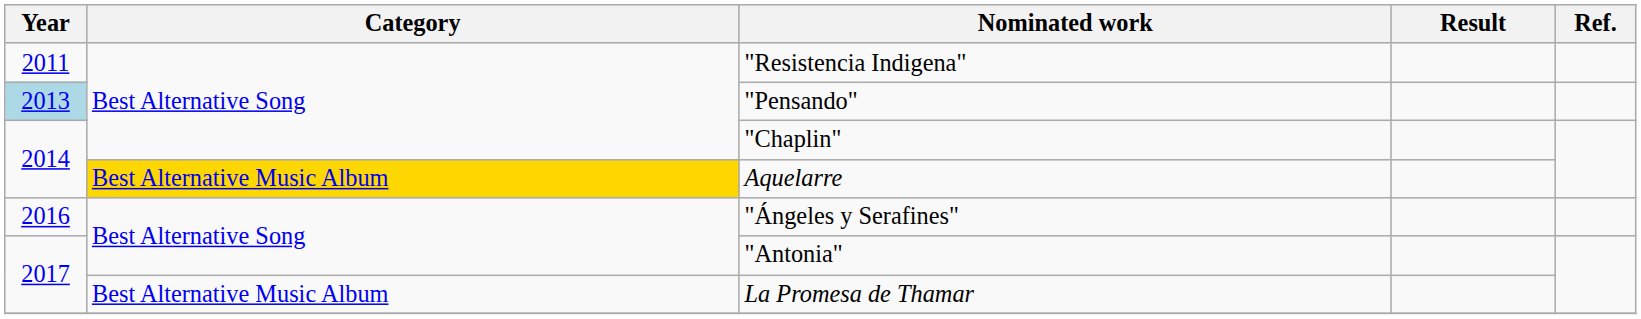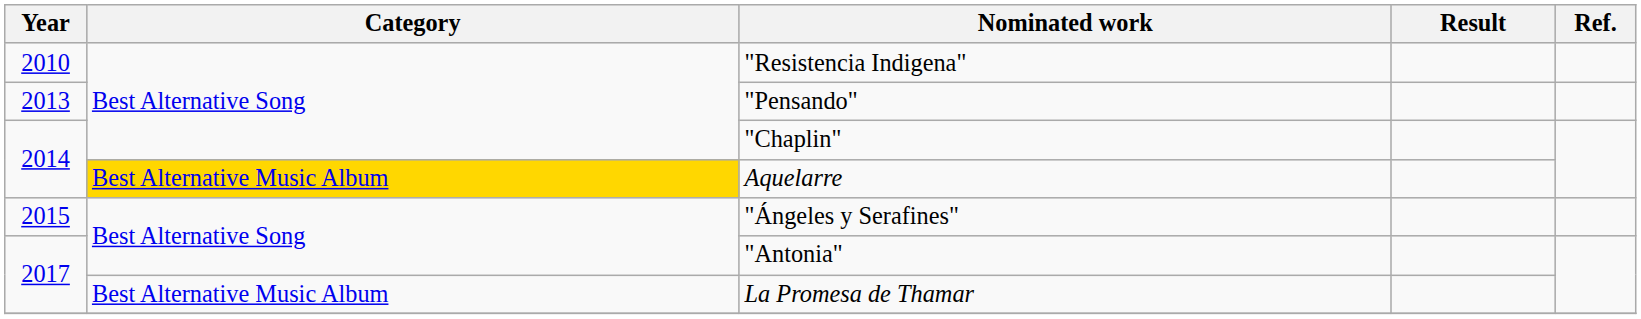(46, 62) 2011 -> (46, 62) 2010
(46, 100) lightblue background -> (46, 100) no background
(46, 216) 2016 -> (46, 216) 2015
